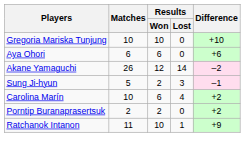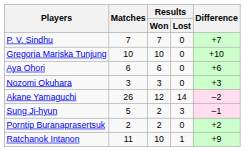+ row: (30, 40)
+ row: (39, 82)
- row: (35, 97)
